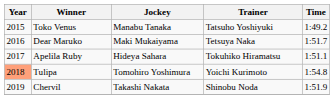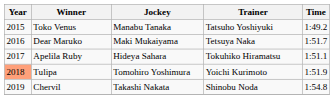(316, 72) 1:54.8 -> (316, 72) 1:51.9
(316, 87) 1:51.9 -> (316, 87) 1:54.8
